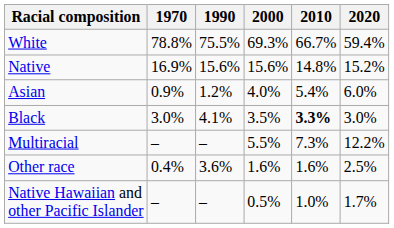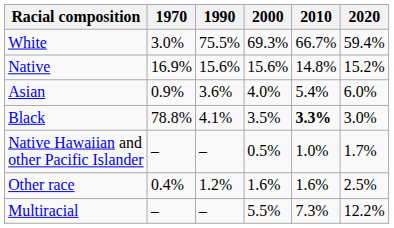(171, 42) 78.8% -> (167, 42) 3.0%
(216, 92) 1.2% -> (216, 92) 3.6%
(167, 117) 3.0% -> (171, 117) 78.8%
rows swapped: (76, 201) <-> (43, 142)
(216, 167) 3.6% -> (216, 185) 1.2%
